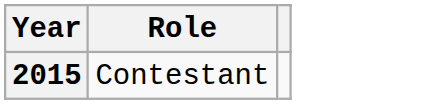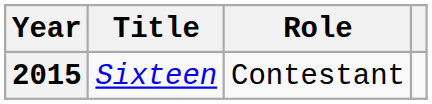+ column: (156, 29)
